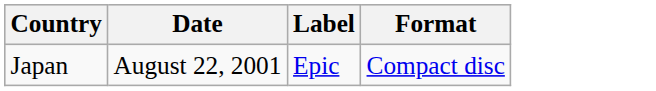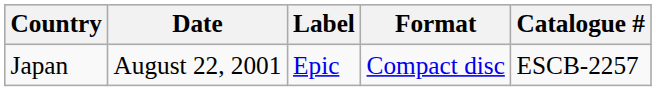+ column: (581, 24)
